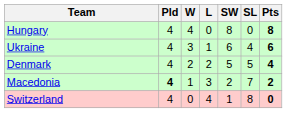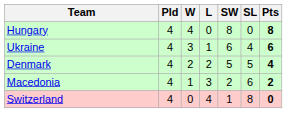(170, 82) bold -> (170, 82) normal
(250, 82) 7 -> (250, 82) 6
